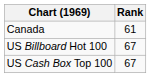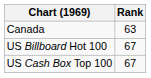(130, 30) 61 -> (130, 30) 63
